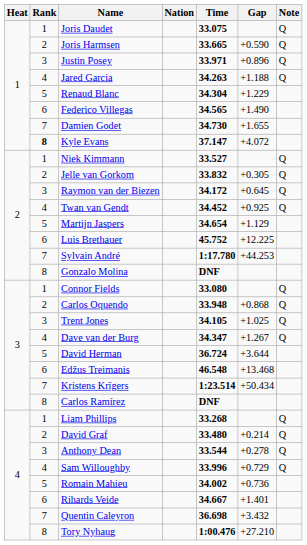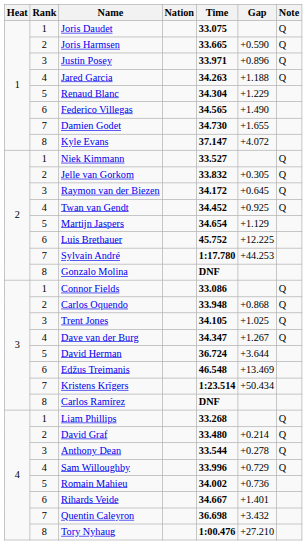(44, 142) bold -> (44, 142) normal
(213, 288) 33.080 -> (213, 288) 33.086
(257, 369) +13.468 -> (257, 369) +13.469
